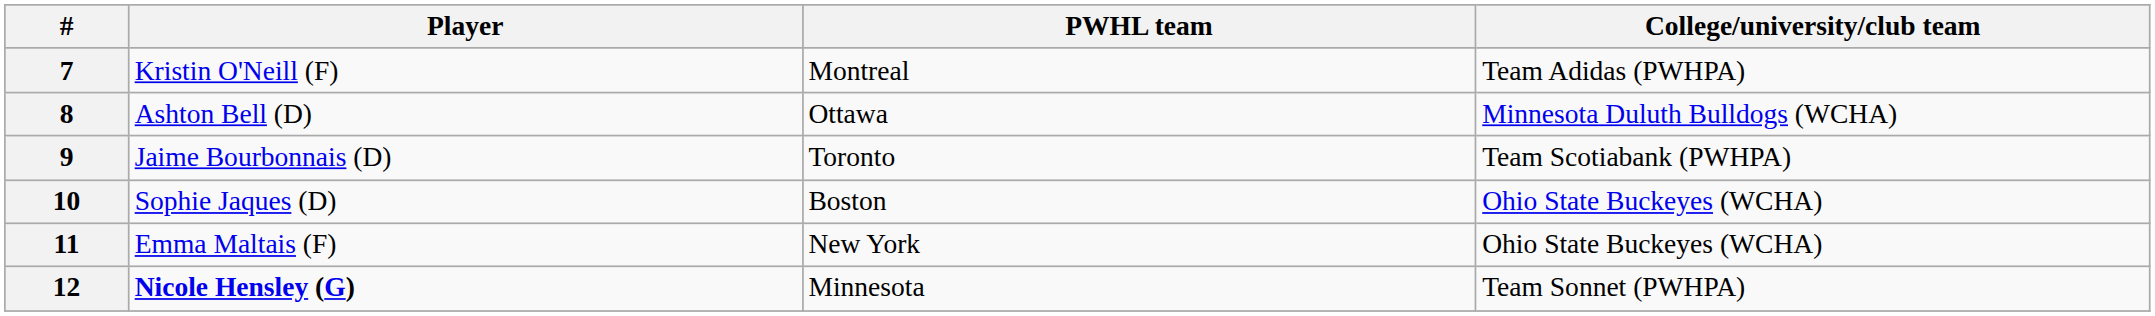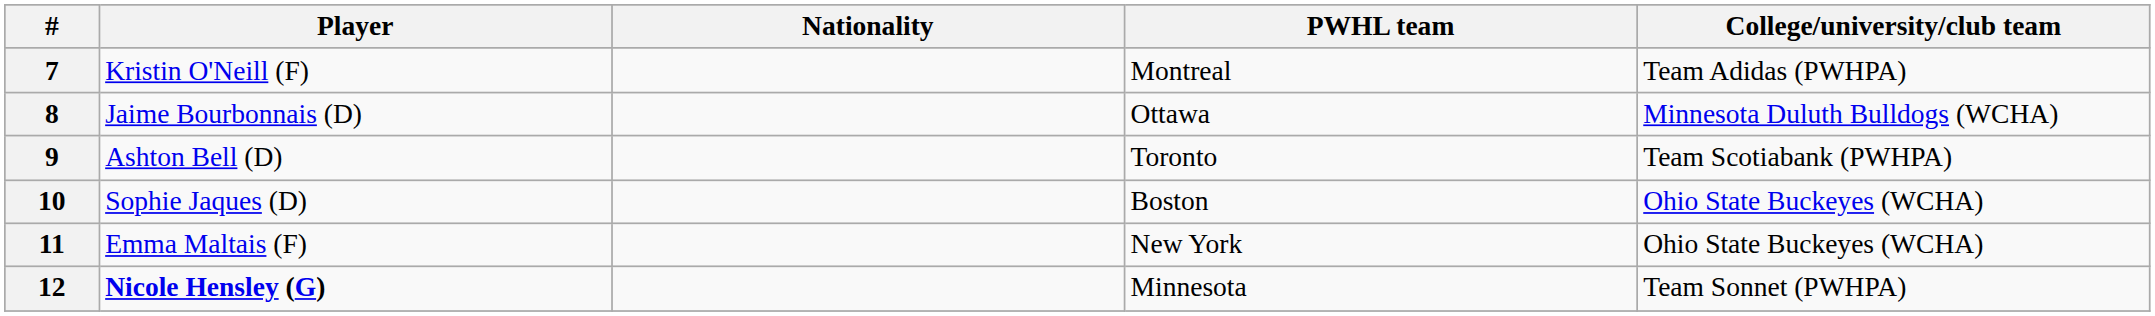+ column: (868, 26)
(223, 113) Ashton Bell (D) -> (234, 113) Jaime Bourbonnais (D)
(263, 157) Jaime Bourbonnais (D) -> (194, 157) Ashton Bell (D)
